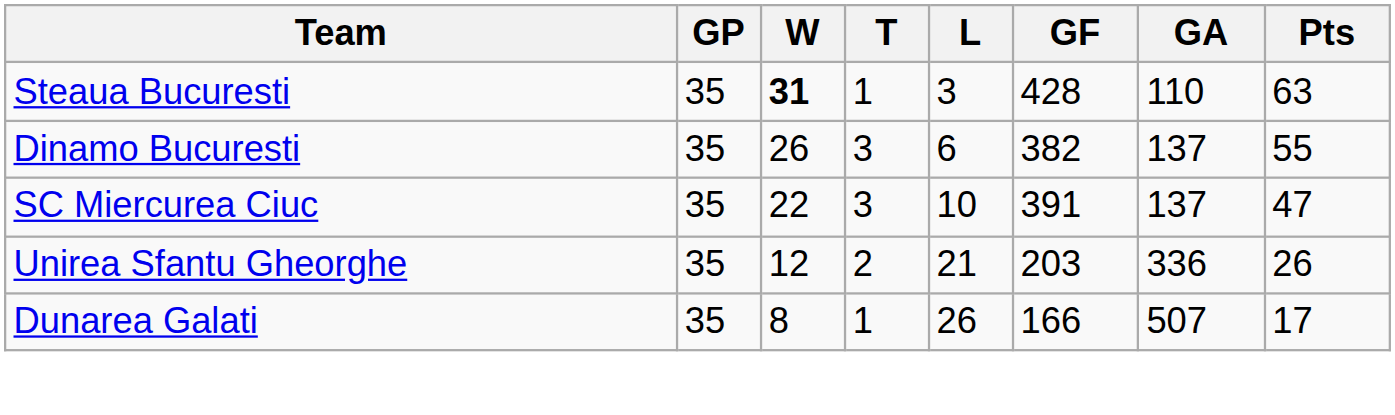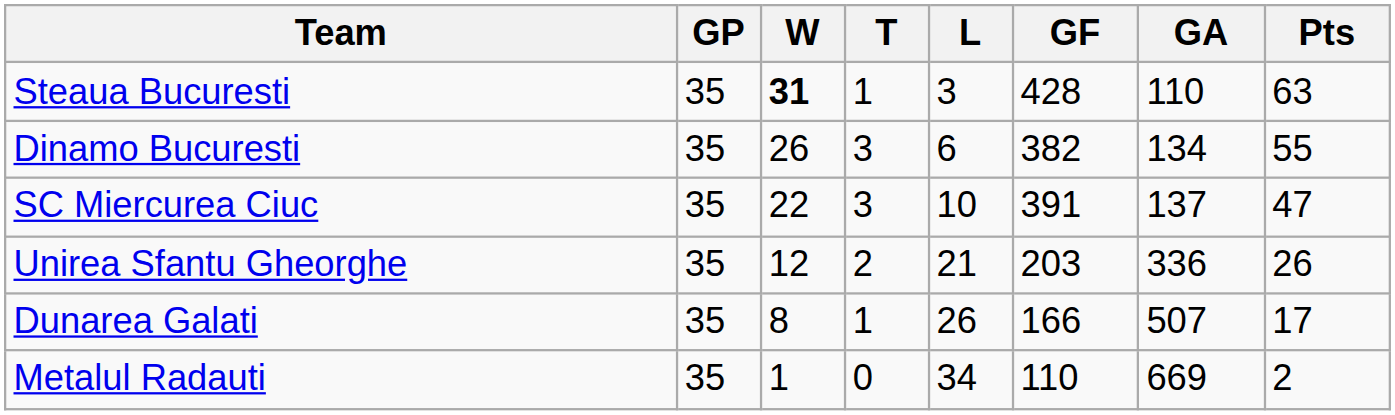(1177, 148) 137 -> (1177, 148) 134
+ row: (140, 378)
